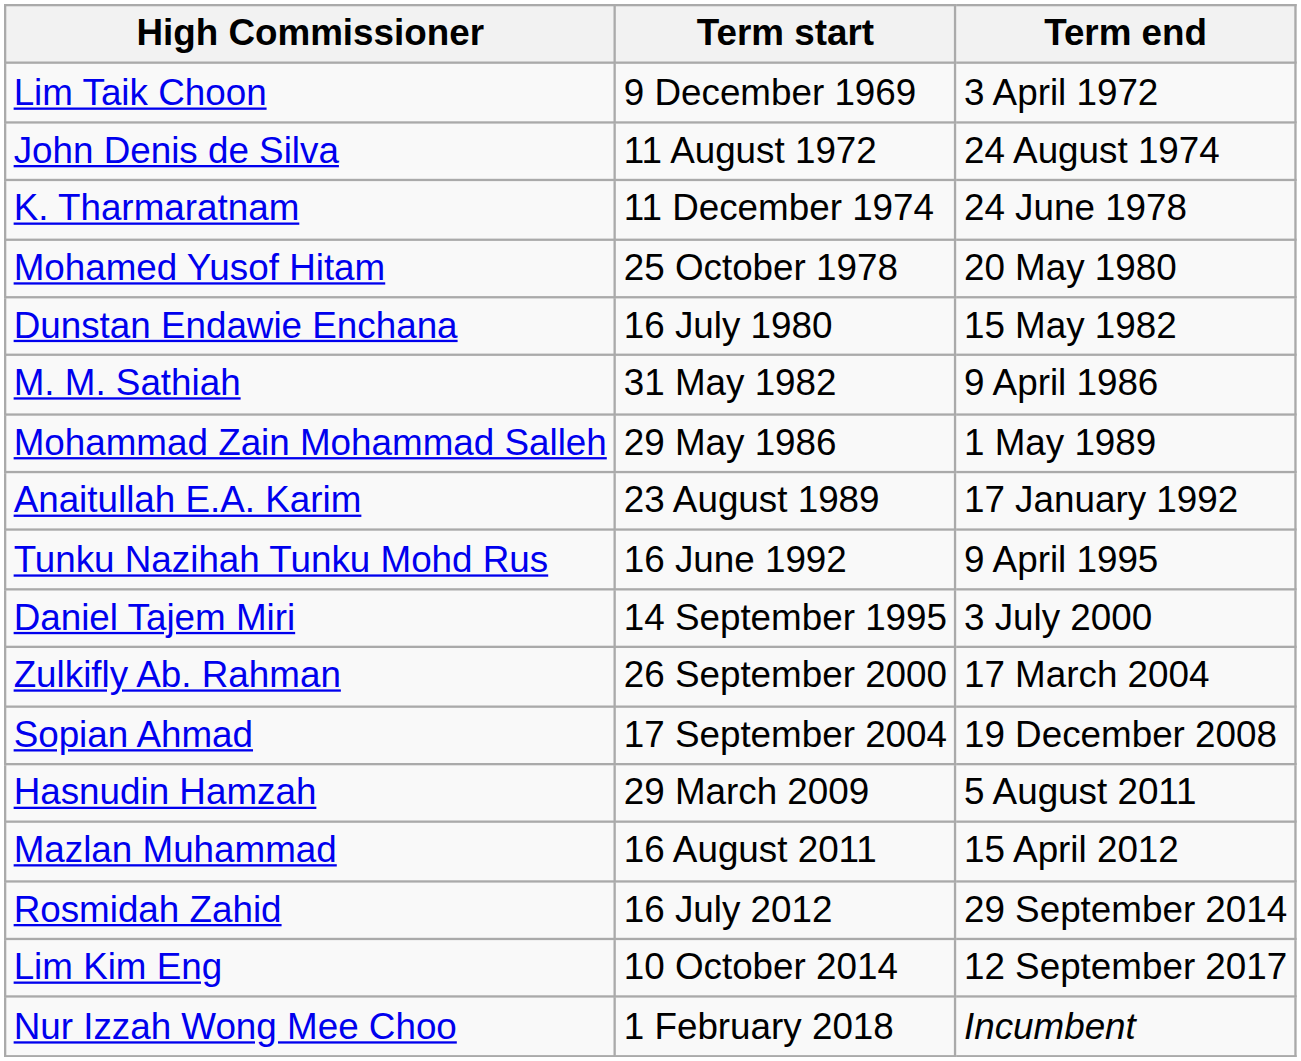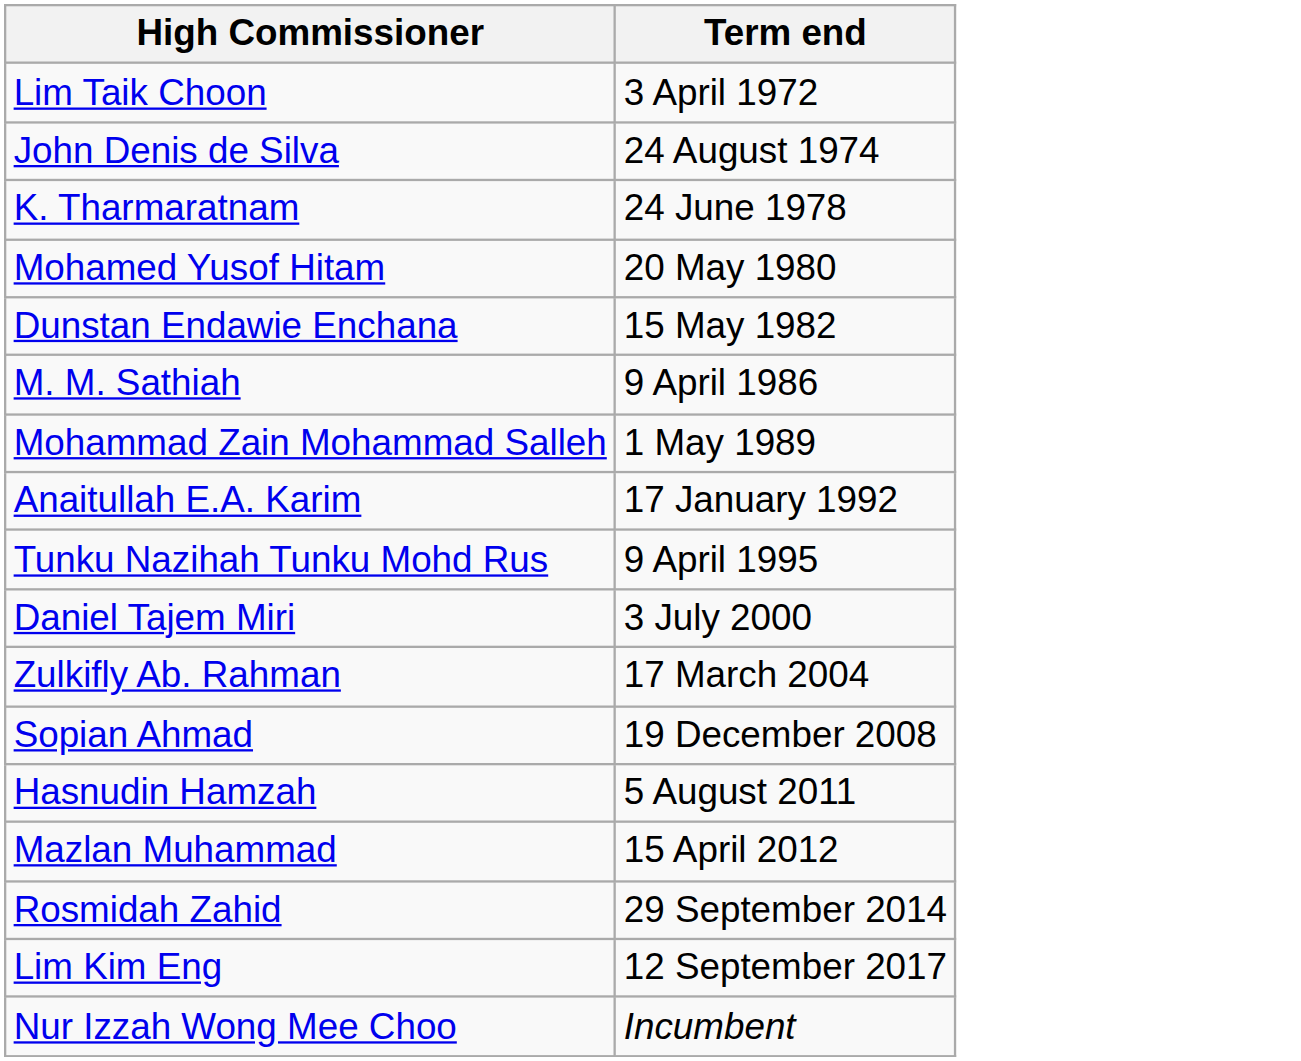- column: (785, 33)
